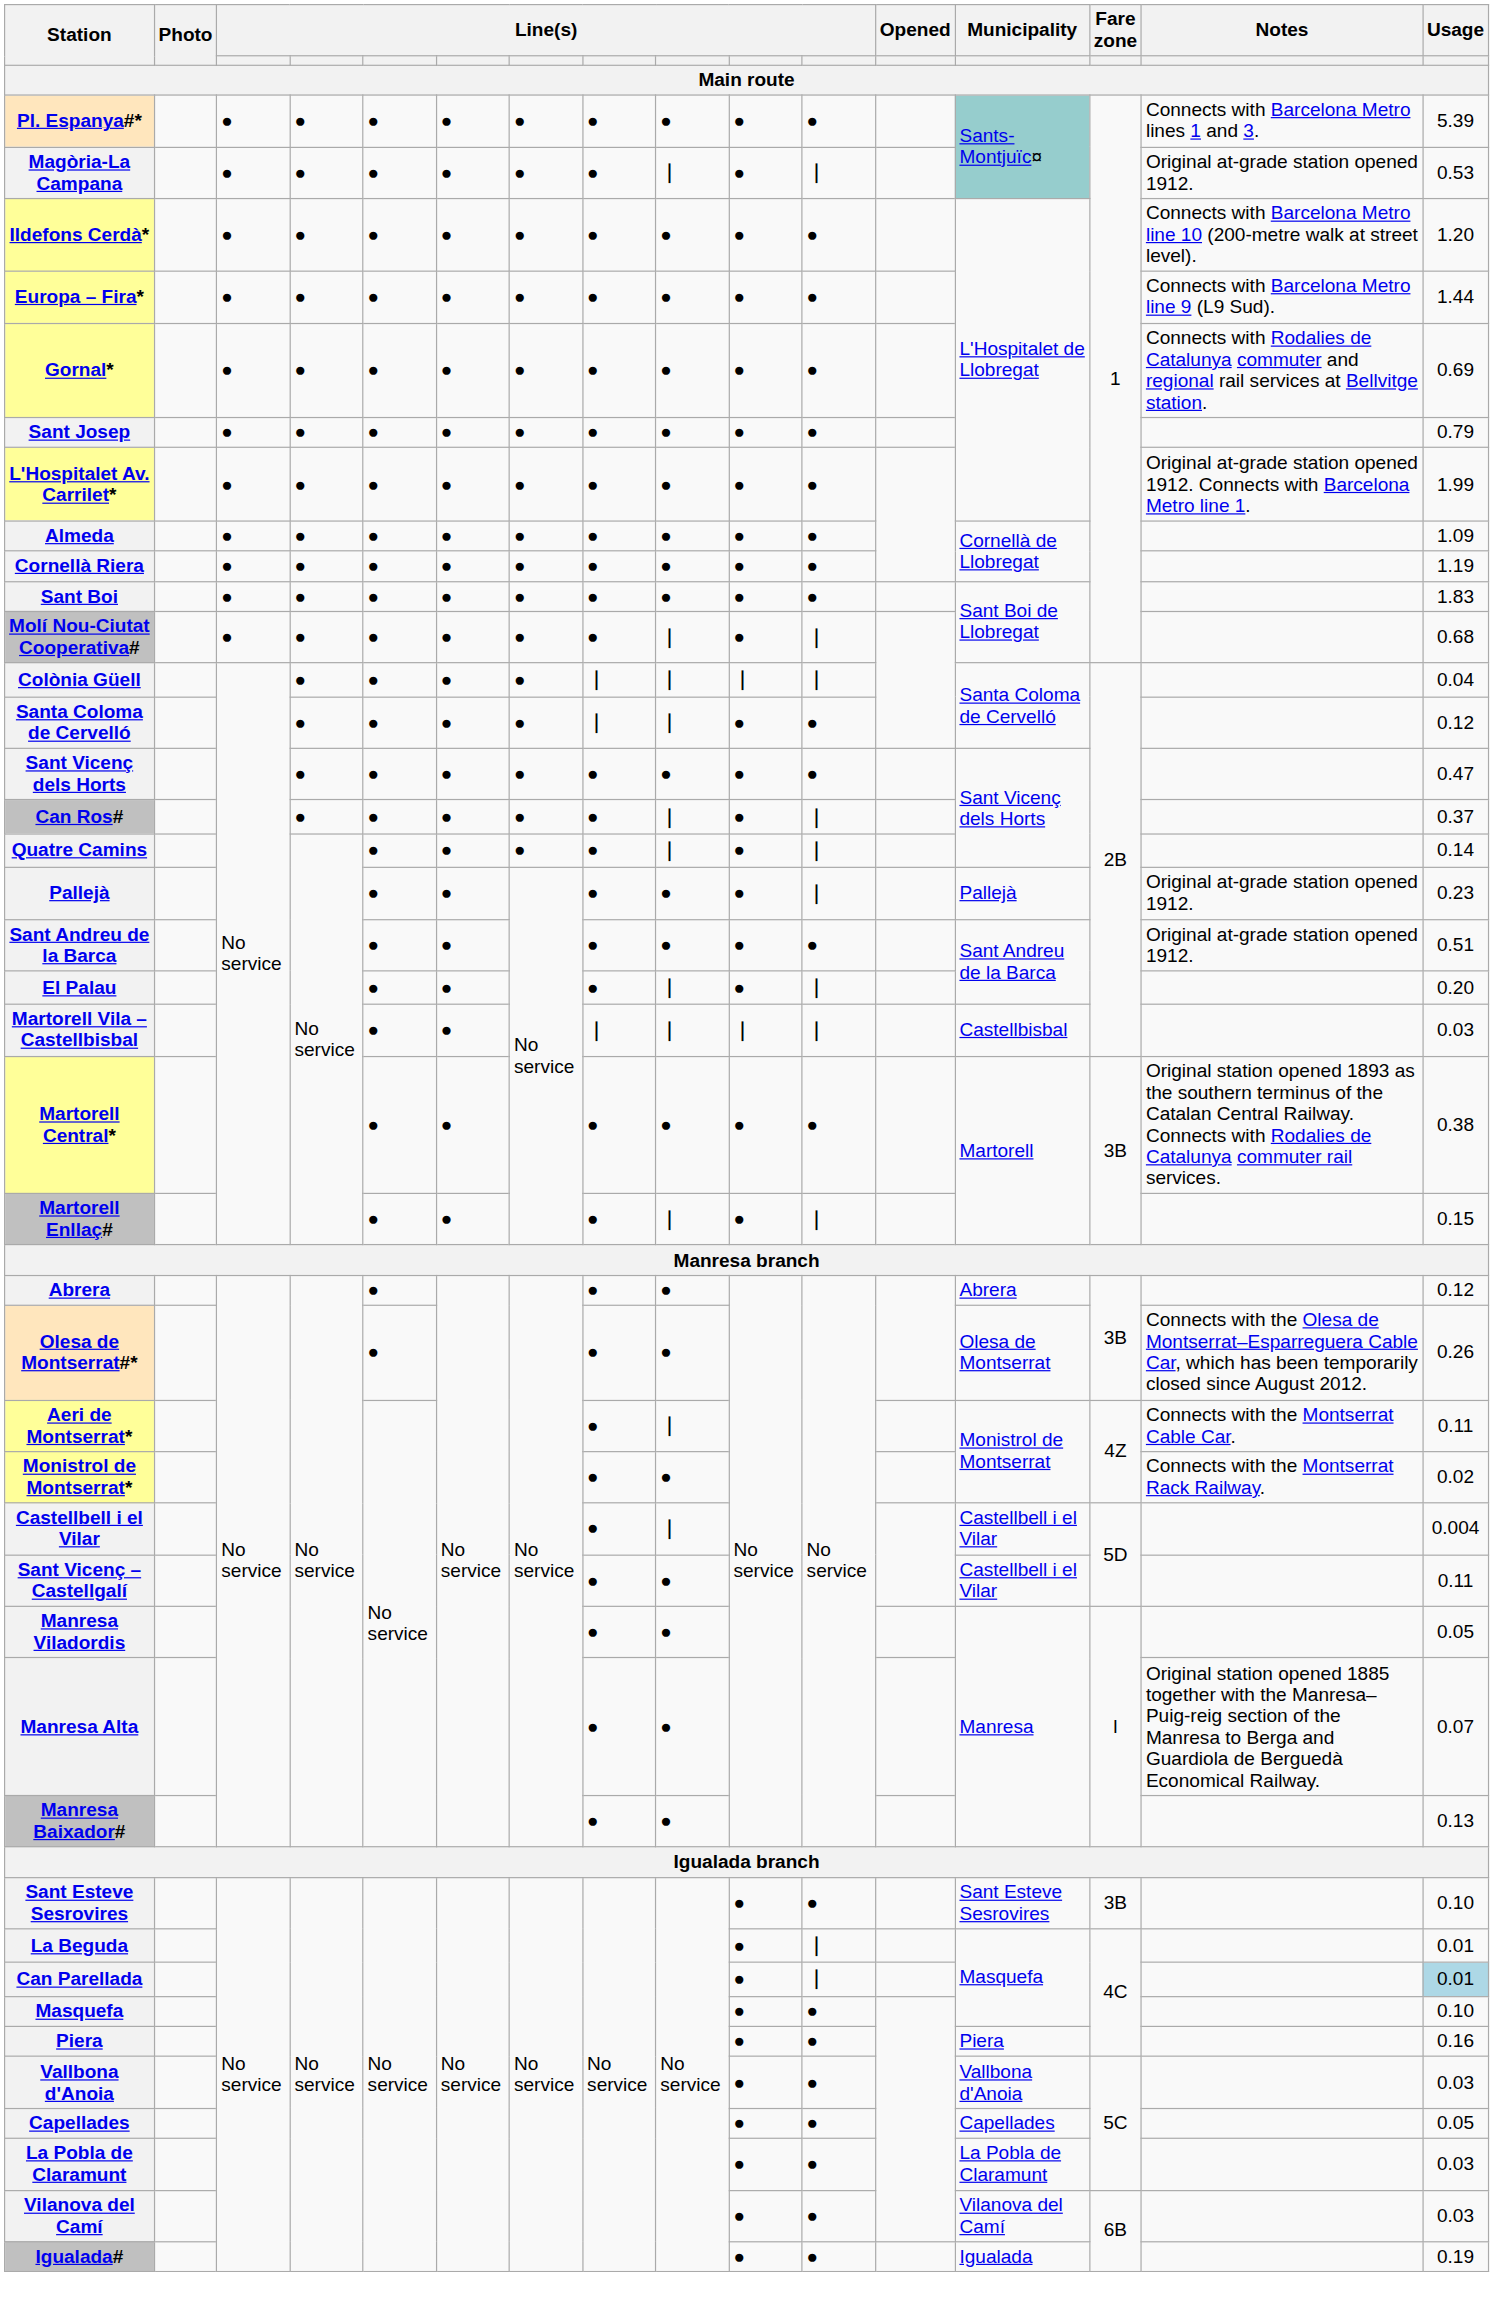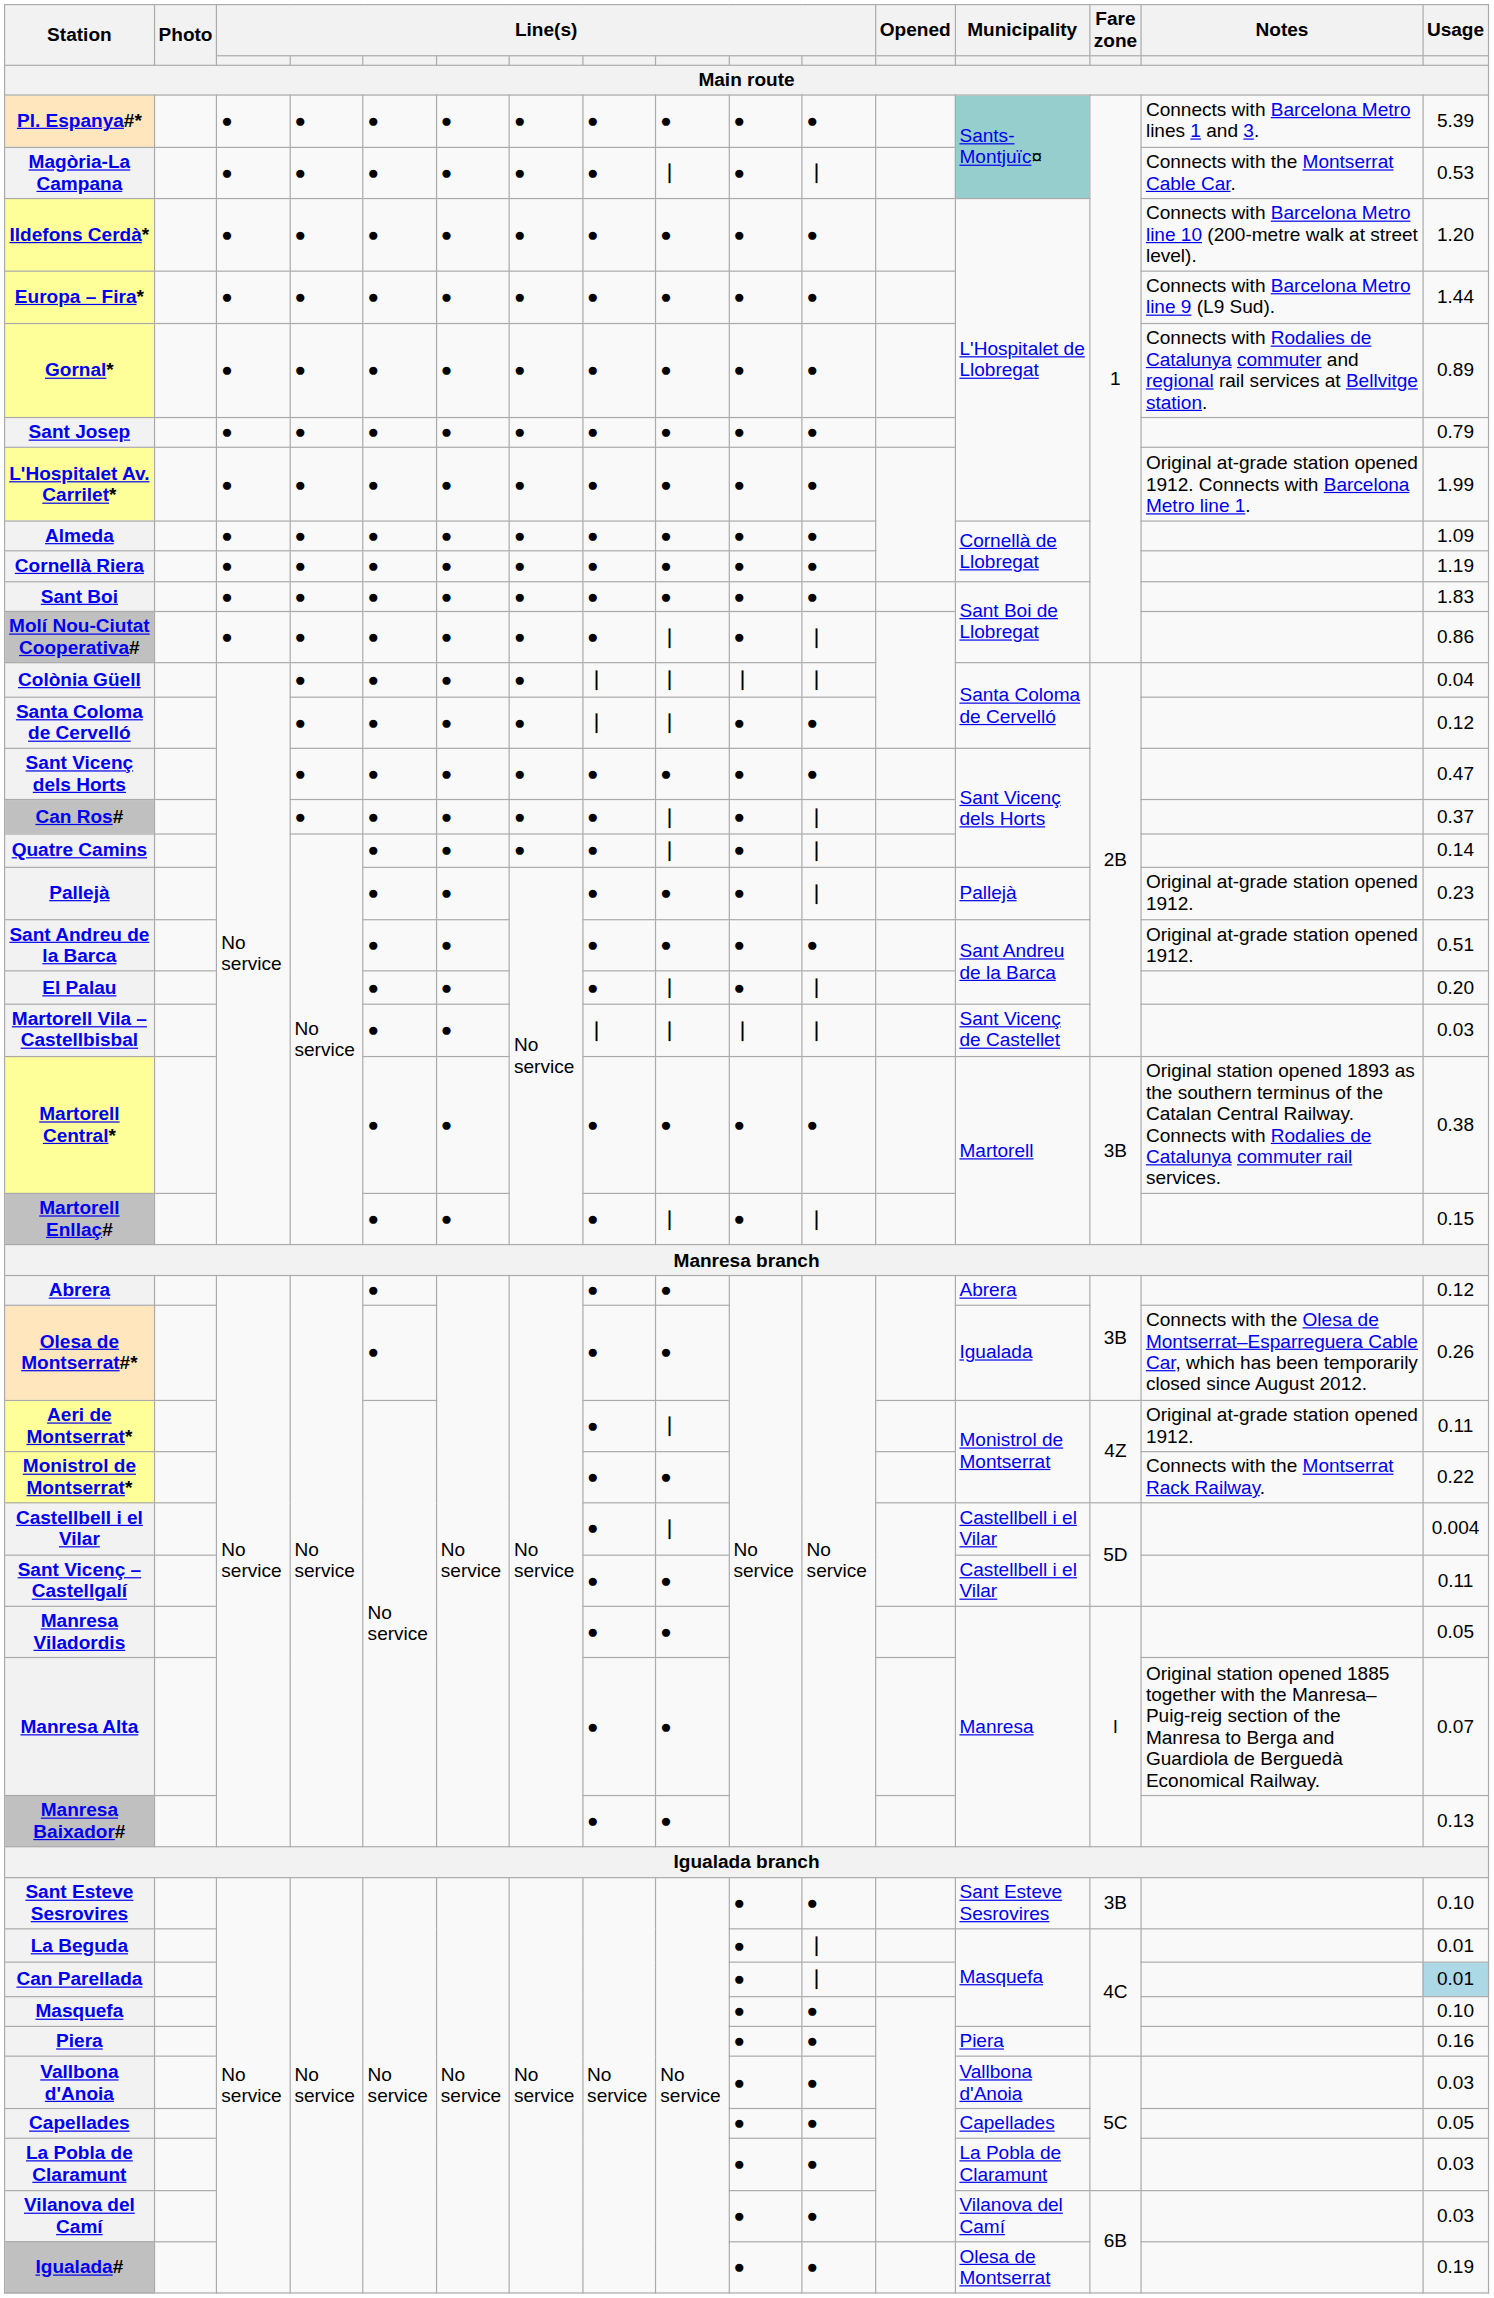(1282, 172) Original at-grade station opened 1912. -> (1270, 172) Connects with the Montserrat Cable Car.
(1455, 370) 0.69 -> (1455, 370) 0.89
(1455, 637) 0.68 -> (1455, 637) 0.86
(1013, 1030) Castellbisbal -> (1010, 1030) Sant Vicenç de Castellet
(1005, 1352) Olesa de Montserrat -> (996, 1352) Igualada
(1270, 1425) Connects with the Montserrat Cable Car. -> (1282, 1425) Original at-grade station opened 1912.
(1455, 1477) 0.02 -> (1455, 1477) 0.22
(996, 2256) Igualada -> (1005, 2267) Olesa de Montserrat
